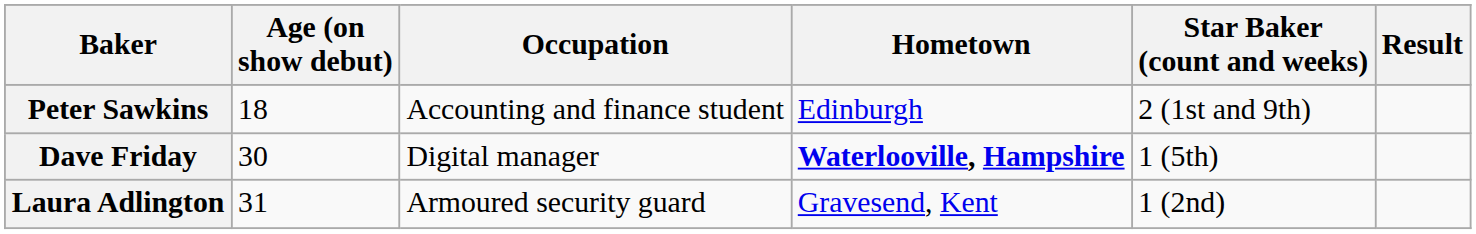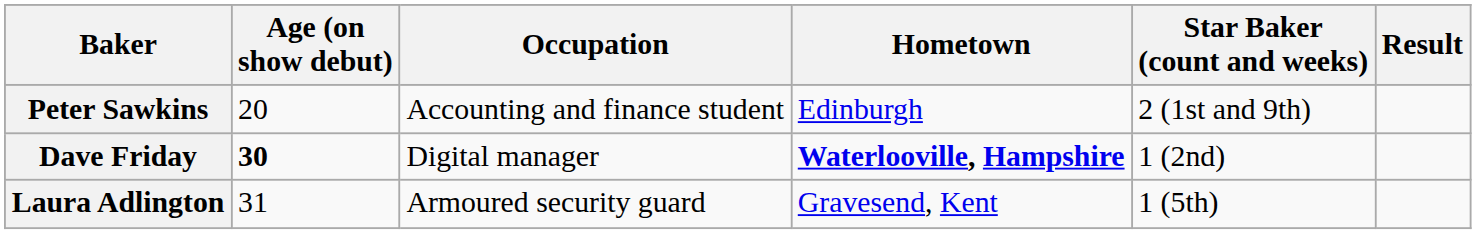(253, 108) 18 -> (253, 108) 20
(253, 155) normal -> (253, 155) bold
(1178, 155) 1 (5th) -> (1182, 155) 1 (2nd)
(1182, 203) 1 (2nd) -> (1178, 203) 1 (5th)
